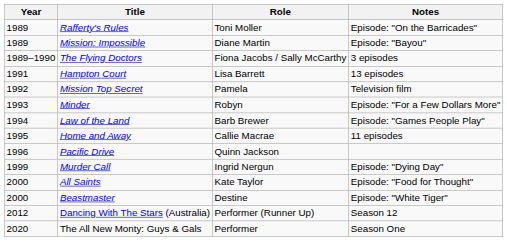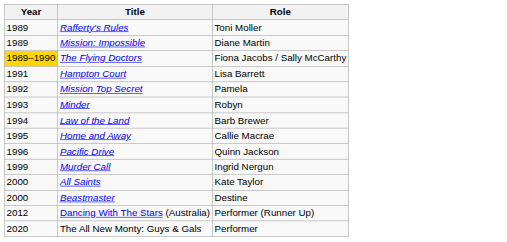- column: (426, 12)
(31, 58) no background -> (31, 58) gold background
